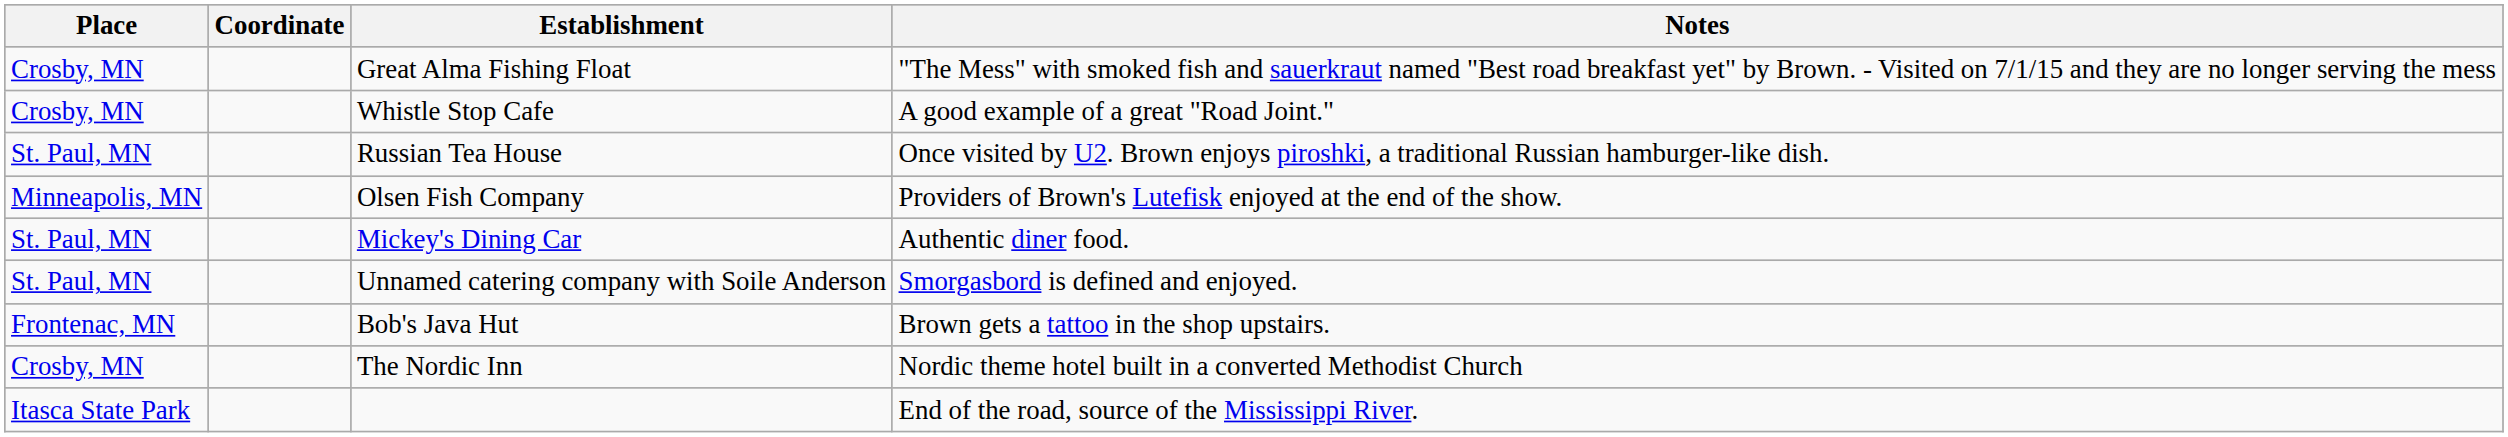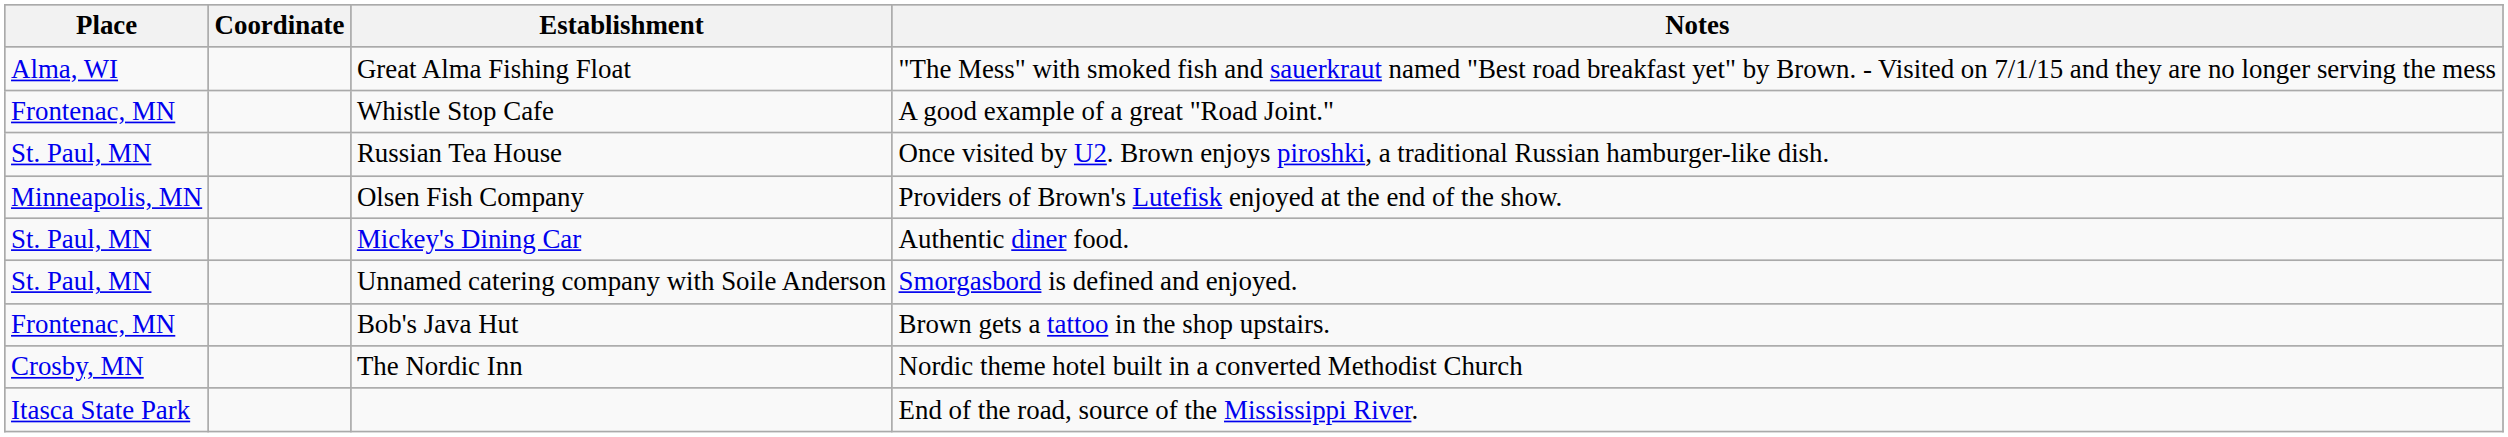(77, 68) Crosby, MN -> (65, 68) Alma, WI
(77, 111) Crosby, MN -> (93, 111) Frontenac, MN
